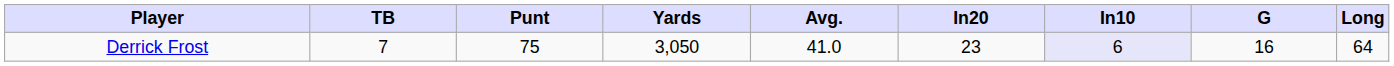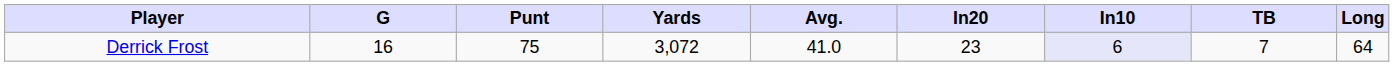columns swapped: (1264, 18) <-> (383, 18)
(677, 46) 3,050 -> (677, 46) 3,072
